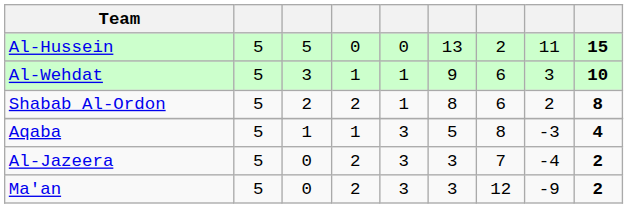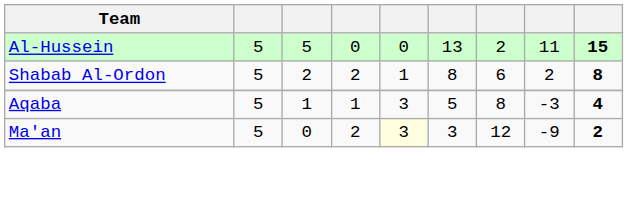- row: (56, 76)
- row: (61, 161)
(404, 189) no background -> (404, 132) lightyellow background
